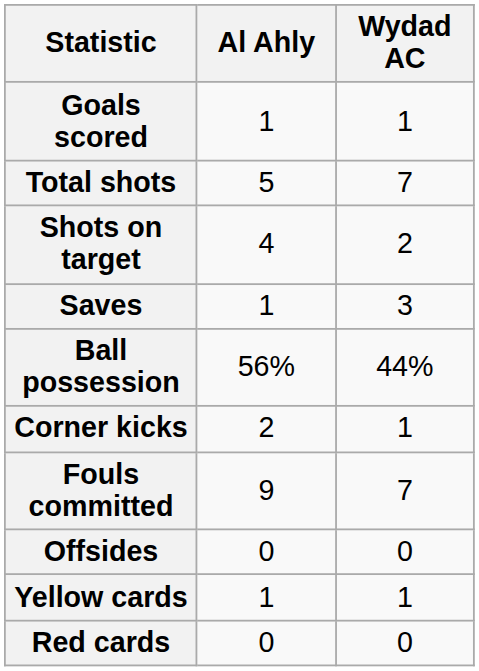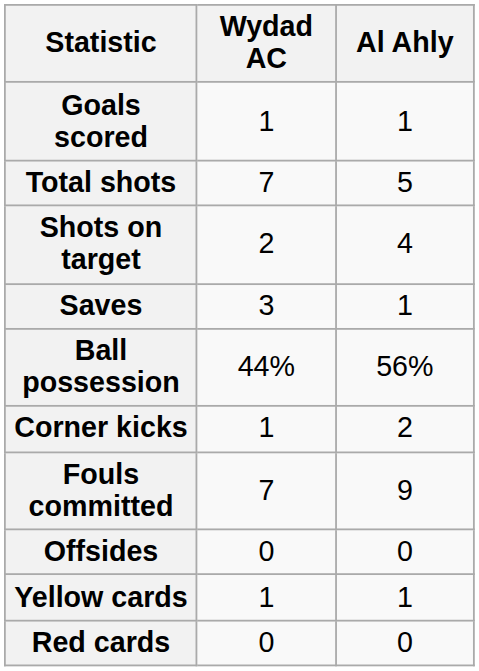columns swapped: (266, 43) <-> (405, 43)
